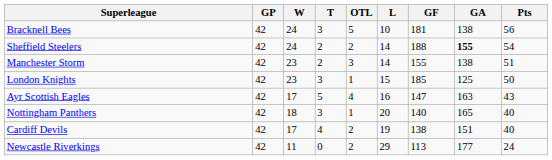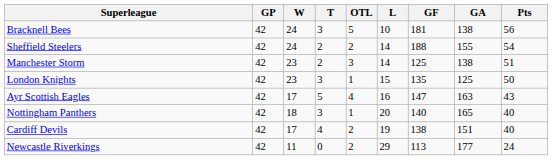(465, 46) bold -> (465, 46) normal
(418, 63) 155 -> (418, 63) 125
(418, 79) 185 -> (418, 79) 135
